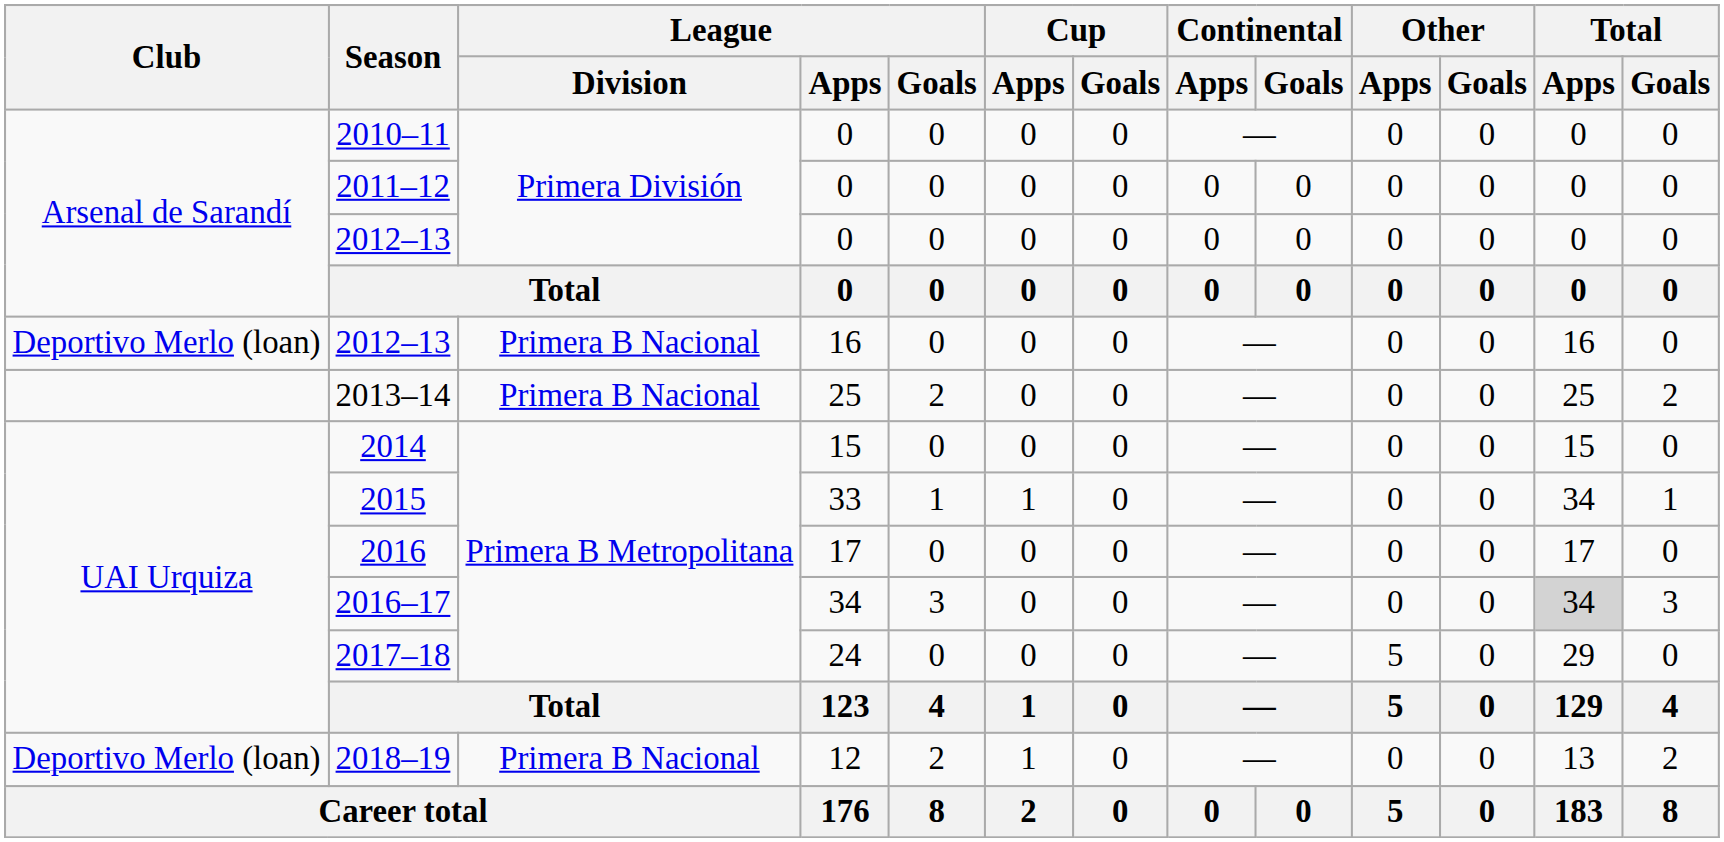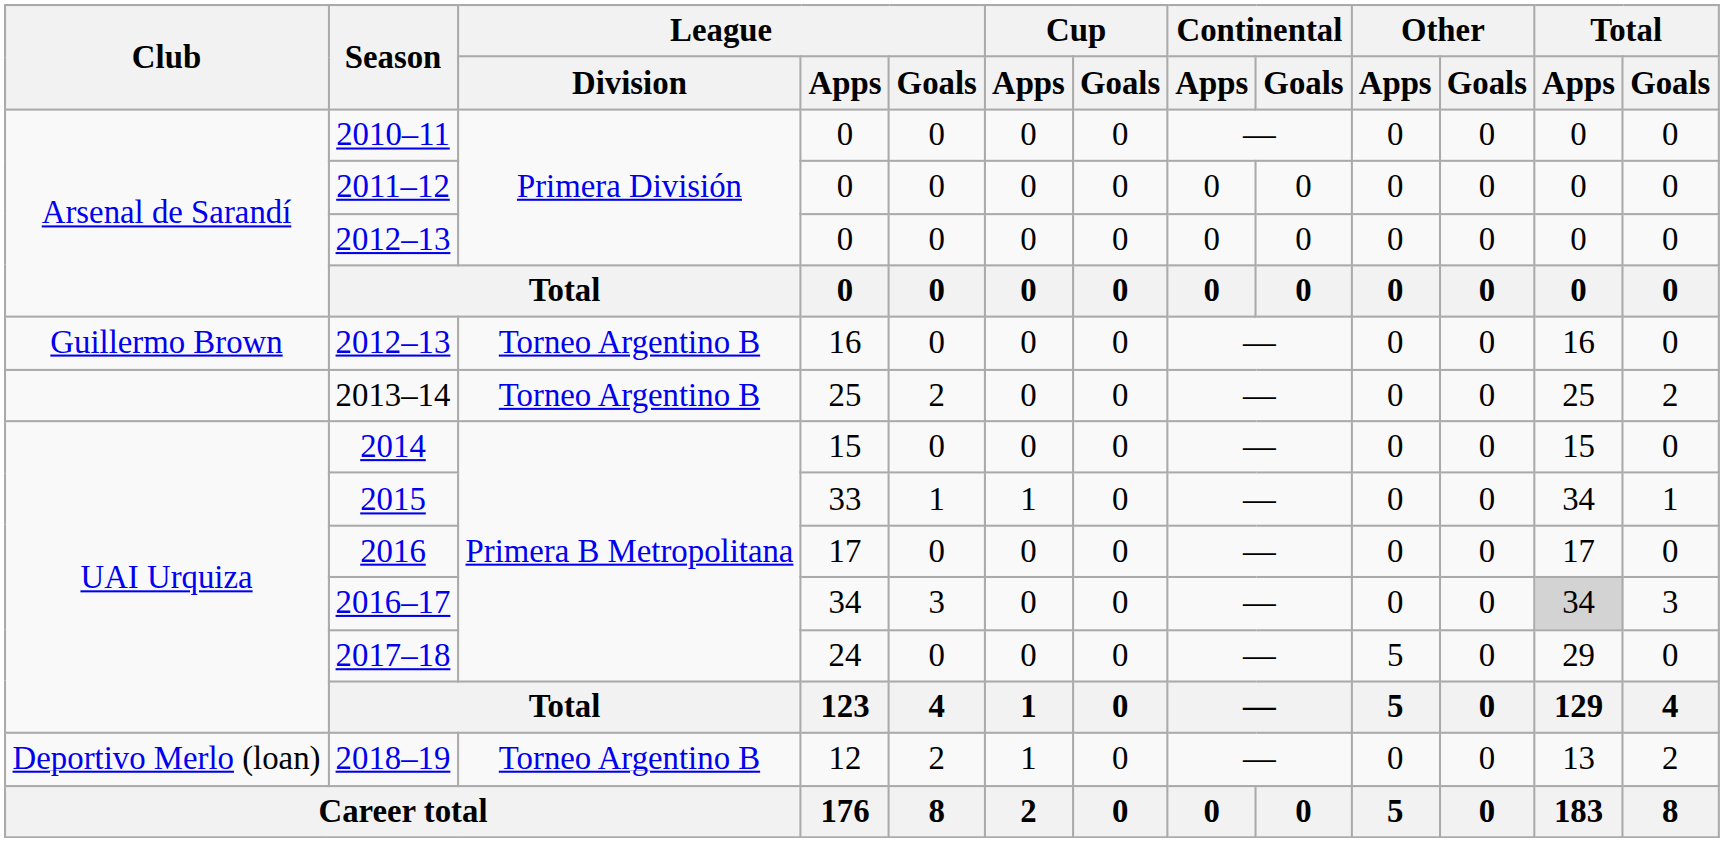(167, 342) Deportivo Merlo (loan) -> (167, 342) Guillermo Brown
(629, 342) Primera B Nacional -> (629, 342) Torneo Argentino B
(629, 394) Primera B Nacional -> (629, 394) Torneo Argentino B
(629, 758) Primera B Nacional -> (629, 758) Torneo Argentino B
